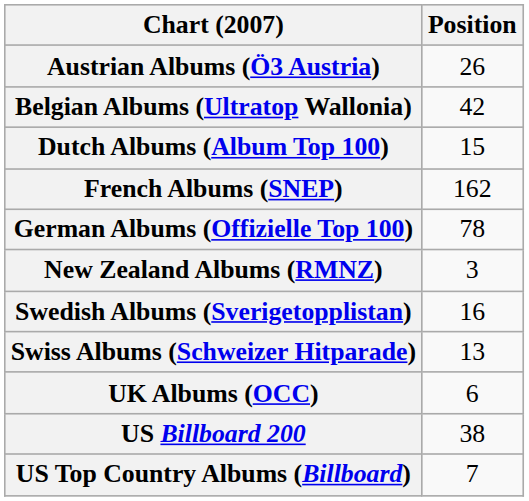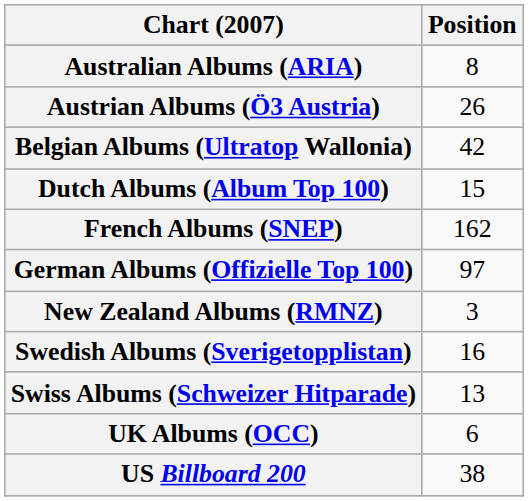+ row: (213, 65)
(472, 229) 78 -> (472, 270) 97
- row: (213, 474)
